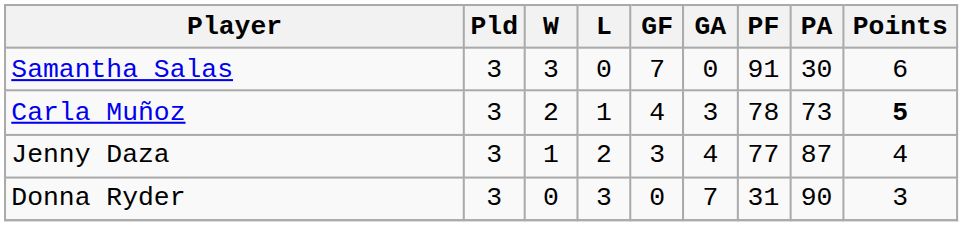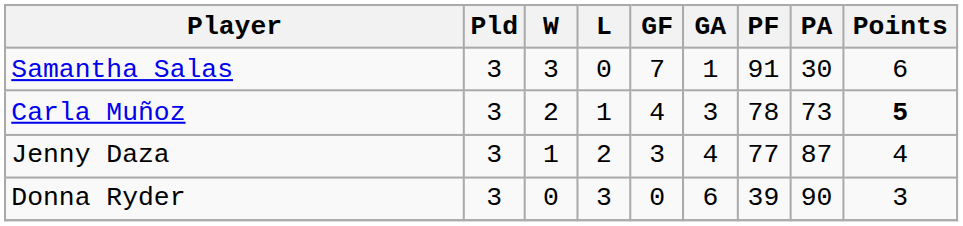(710, 70) 0 -> (710, 70) 1
(710, 199) 7 -> (710, 199) 6
(763, 199) 31 -> (763, 199) 39
